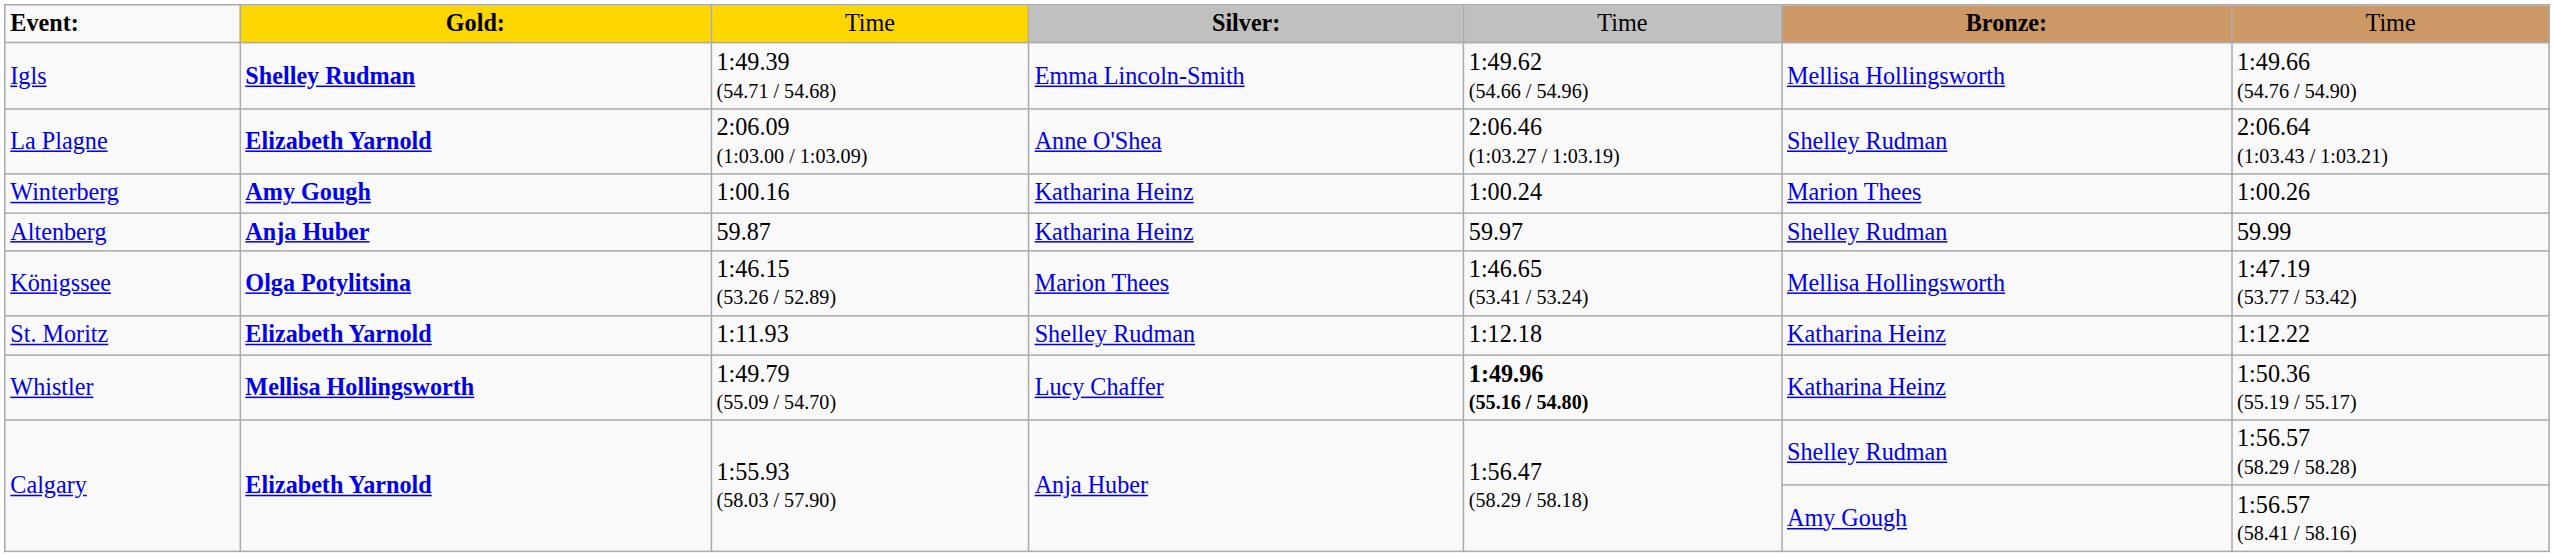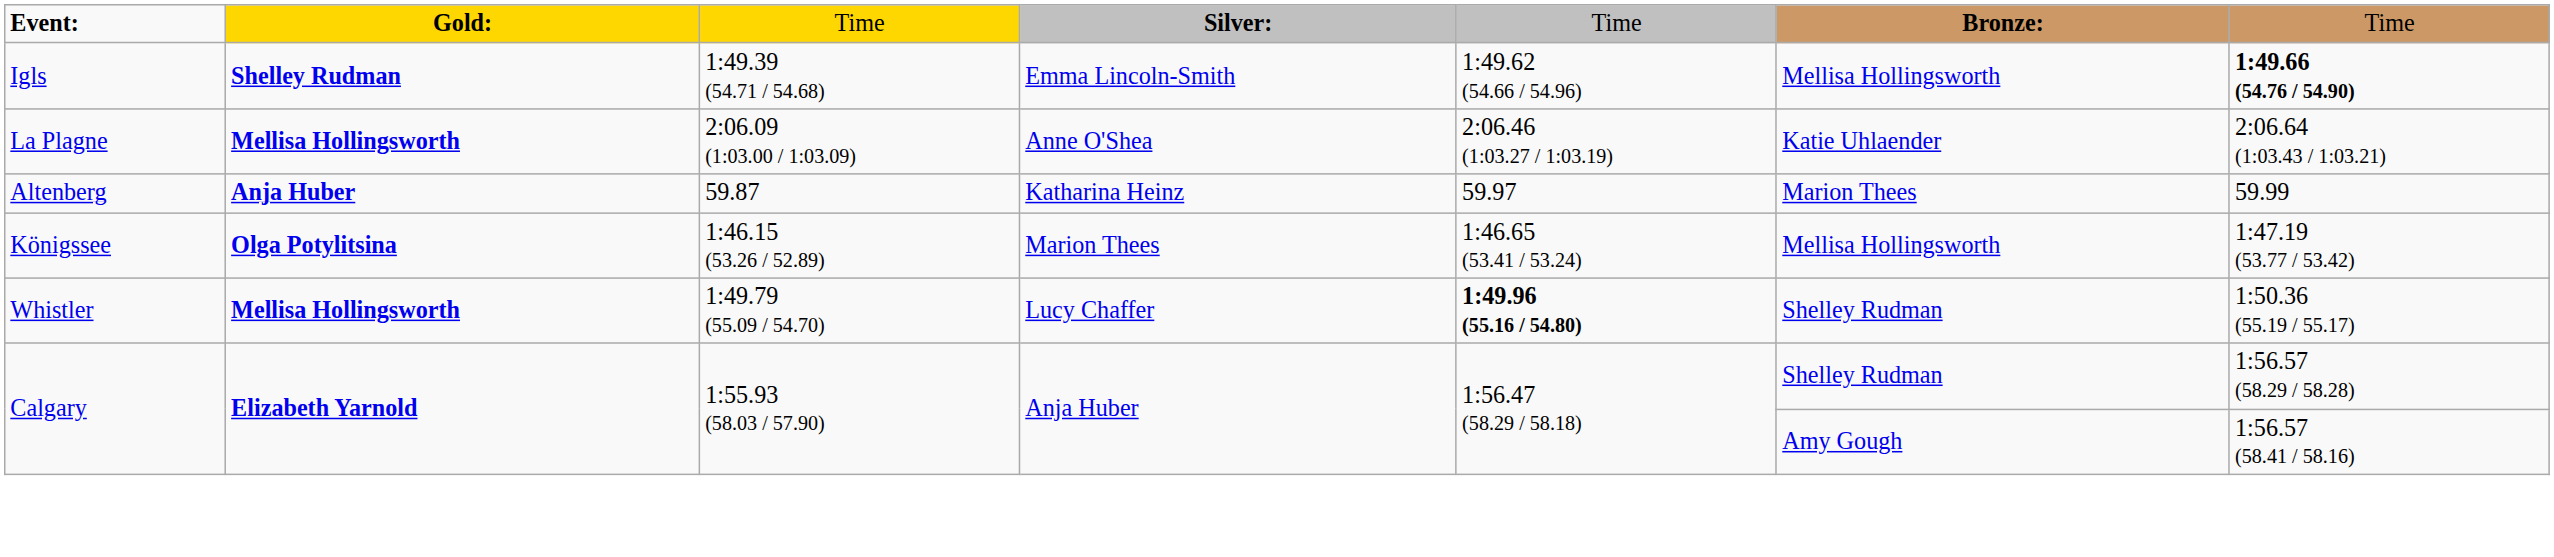(2297, 75) normal -> (2295, 75) bold
(339, 141) Elizabeth Yarnold -> (346, 141) Mellisa Hollingsworth
(1867, 141) Shelley Rudman -> (1862, 141) Katie Uhlaender
- row: (65, 192)
(1867, 231) Shelley Rudman -> (1849, 192) Marion Thees
- row: (59, 335)
(1866, 387) Katharina Heinz -> (1862, 310) Shelley Rudman
